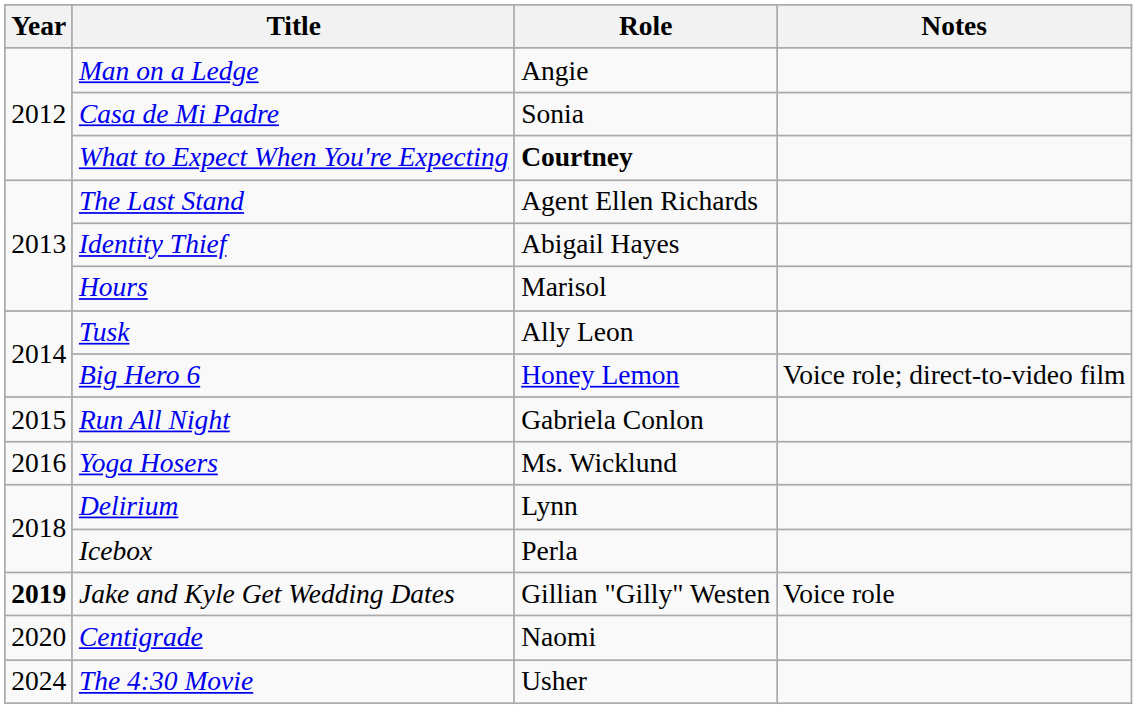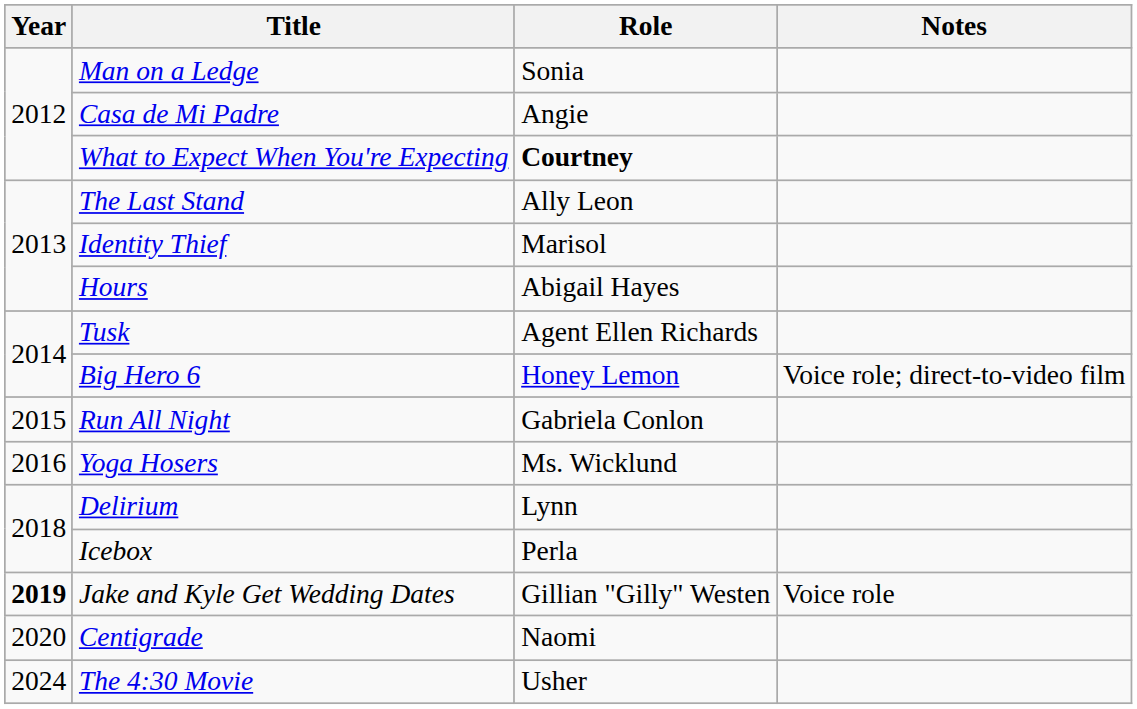(555, 69) Angie -> (553, 69) Sonia
(553, 113) Sonia -> (555, 113) Angie
(640, 200) Agent Ellen Richards -> (577, 200) Ally Leon
(600, 244) Abigail Hayes -> (564, 244) Marisol
(564, 288) Marisol -> (600, 288) Abigail Hayes
(577, 331) Ally Leon -> (640, 331) Agent Ellen Richards
